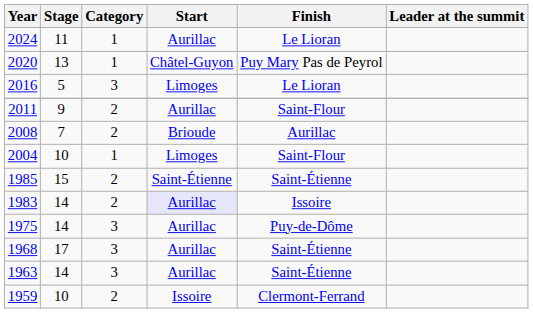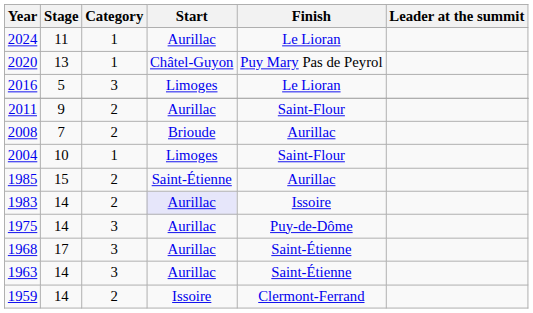(311, 179) Saint-Étienne -> (311, 179) Aurillac
(61, 296) 10 -> (61, 296) 14
